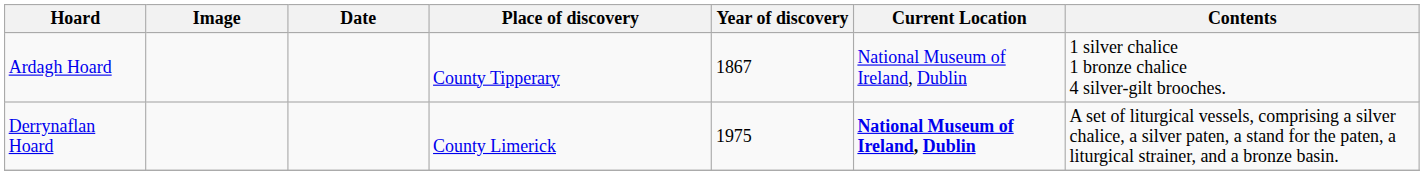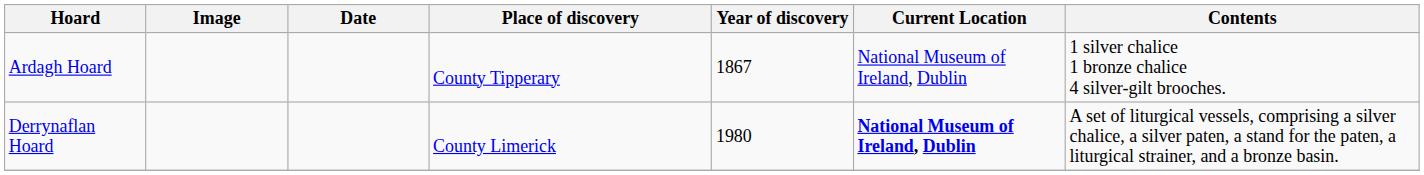(734, 136) 1975 -> (734, 136) 1980
